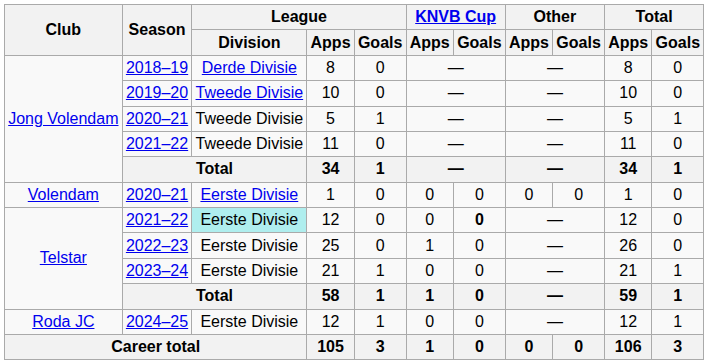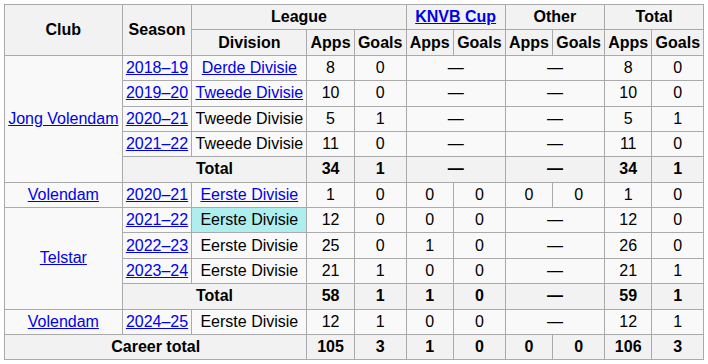(479, 220) bold -> (479, 220) normal
(63, 321) Roda JC -> (63, 321) Volendam
